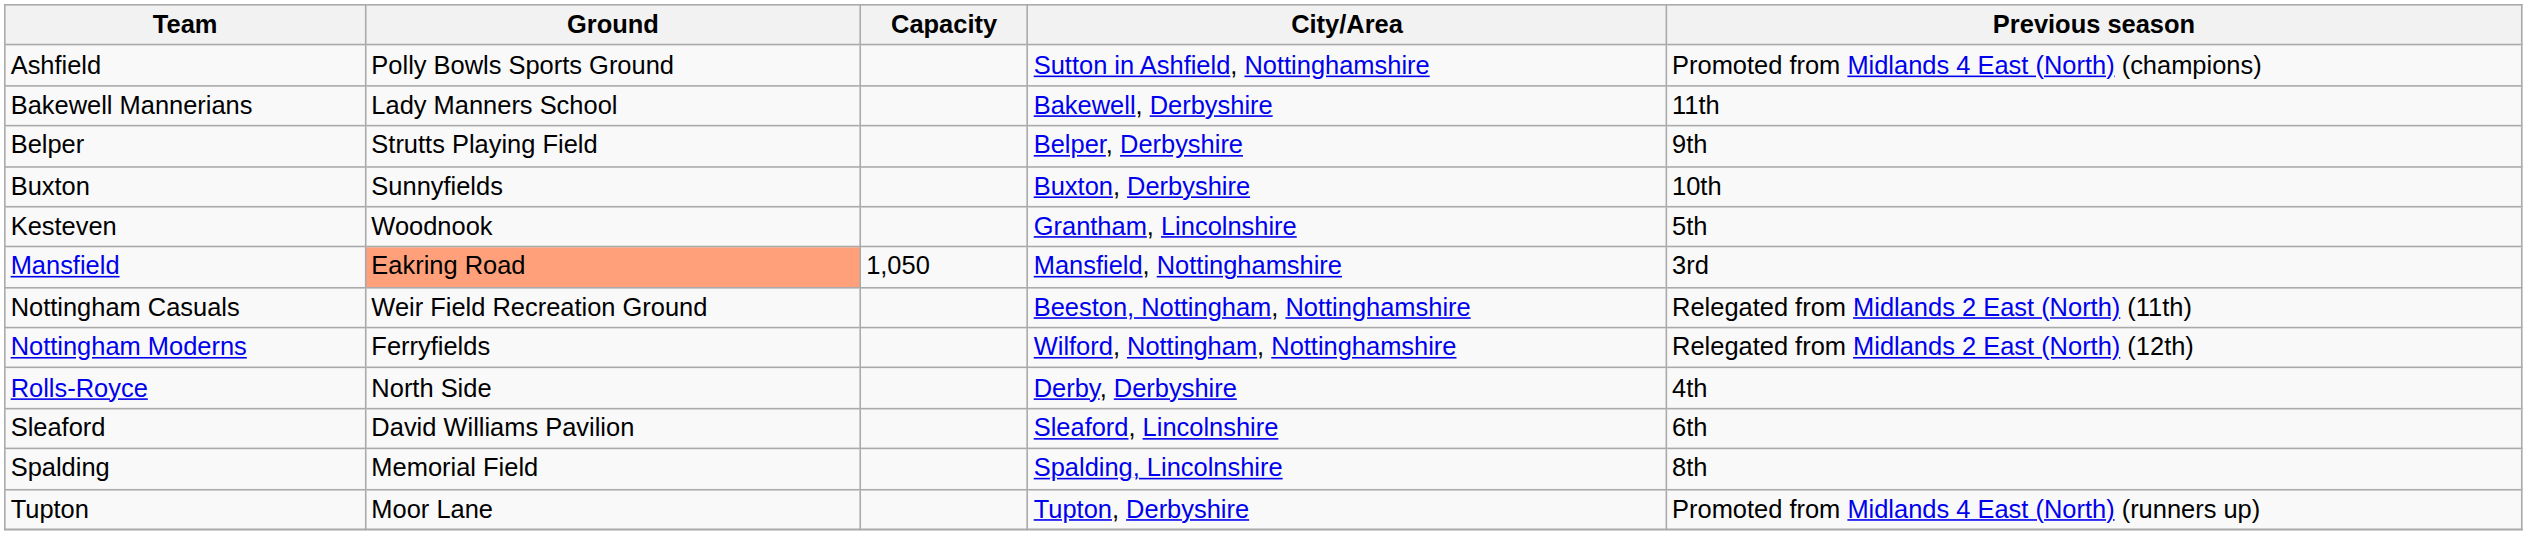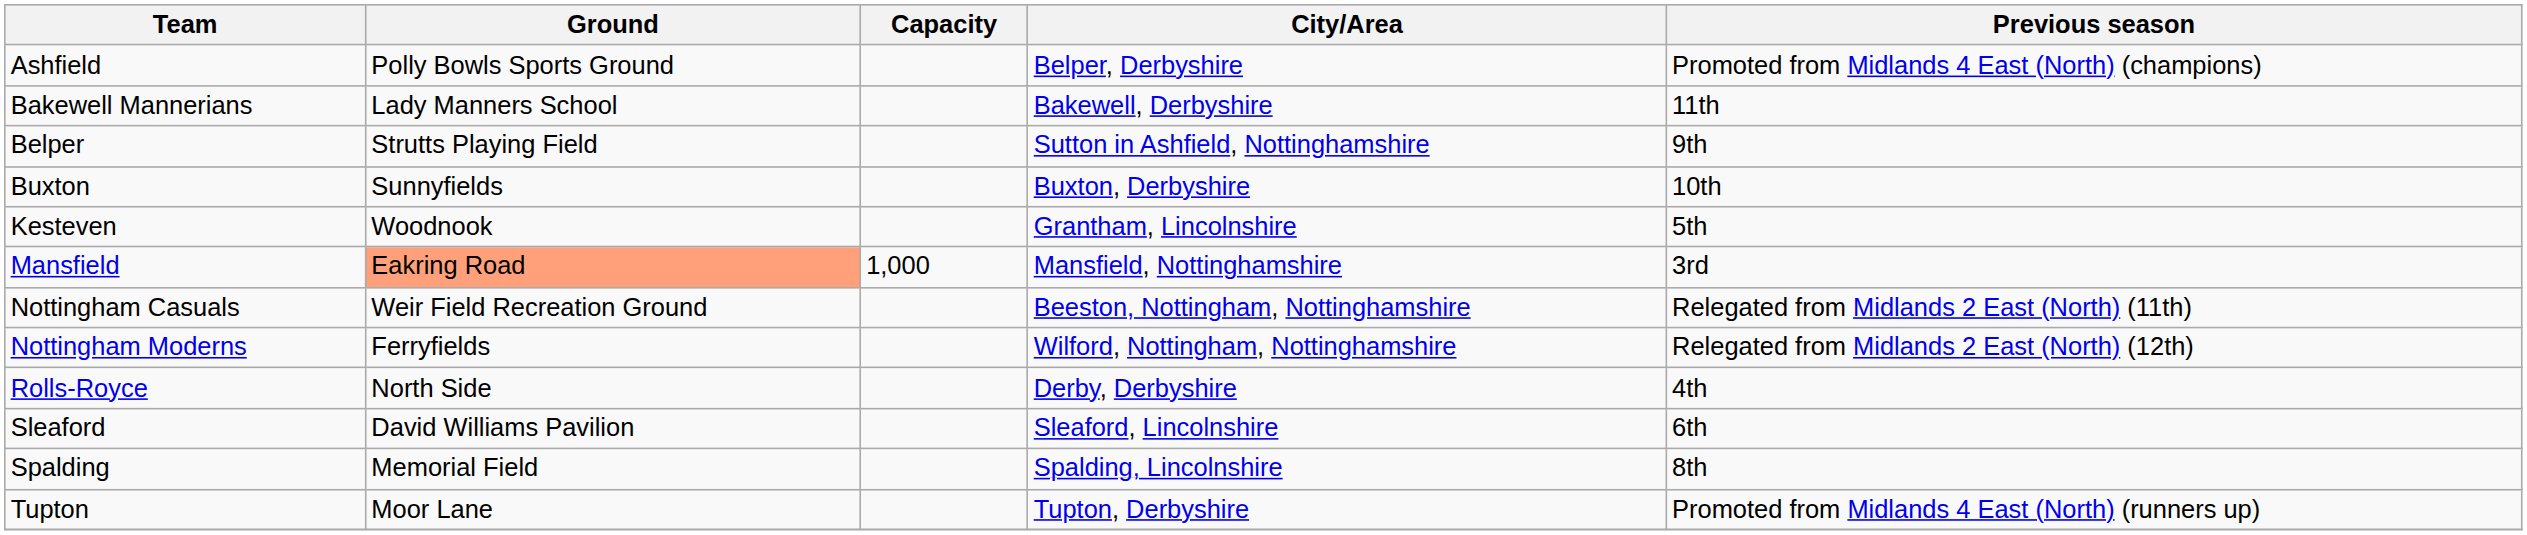(1232, 65) Sutton in Ashfield, Nottinghamshire -> (1138, 65) Belper, Derbyshire
(1138, 145) Belper, Derbyshire -> (1232, 145) Sutton in Ashfield, Nottinghamshire
(898, 266) 1,050 -> (898, 266) 1,000
